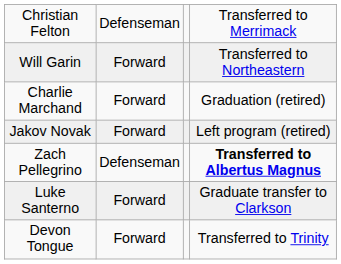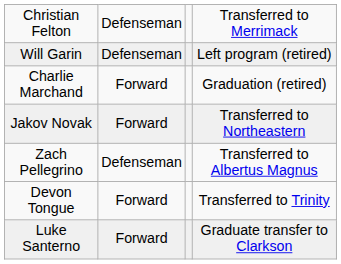(140, 62) Forward -> (142, 54) Defenseman
(263, 62) Transferred to Northeastern -> (264, 54) Left program (retired)
(263, 131) Left program (retired) -> (264, 123) Transferred to Northeastern
(263, 162) bold -> (264, 162) normal
rows swapped: (50, 200) <-> (50, 239)
